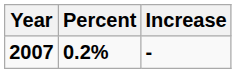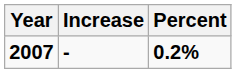columns swapped: (100, 20) <-> (186, 20)
